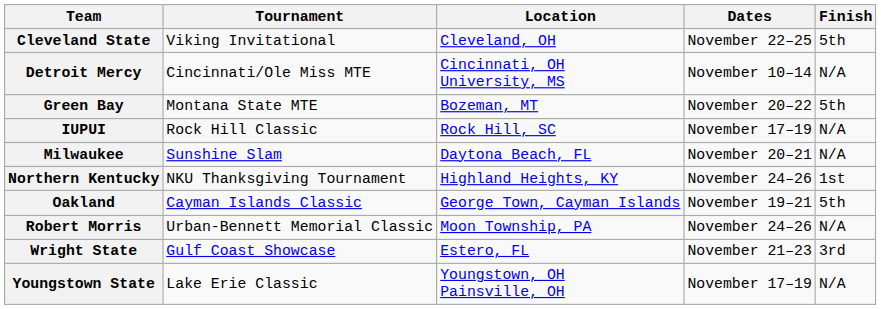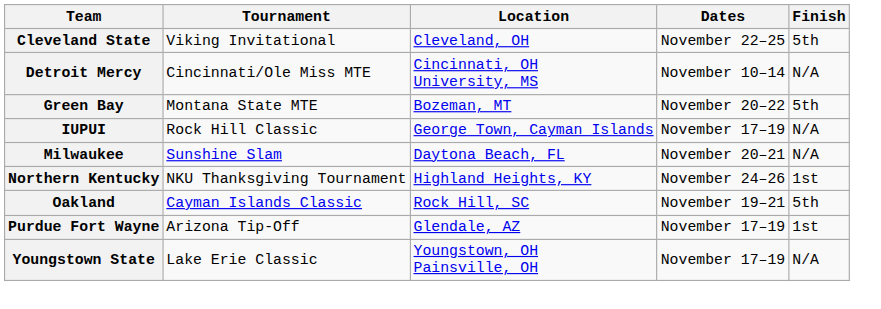(498, 130) Rock Hill, SC -> (534, 130) George Town, Cayman Islands
(560, 203) George Town, Cayman Islands -> (471, 203) Rock Hill, SC
+ row: (84, 227)
- row: (84, 227)
- row: (84, 251)
